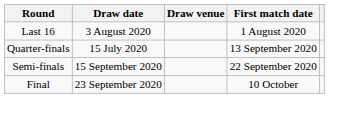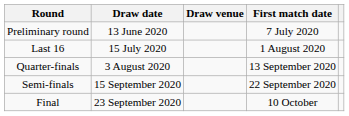+ row: (48, 31)
(118, 31) 3 August 2020 -> (137, 48) 15 July 2020
(118, 48) 15 July 2020 -> (137, 66) 3 August 2020
